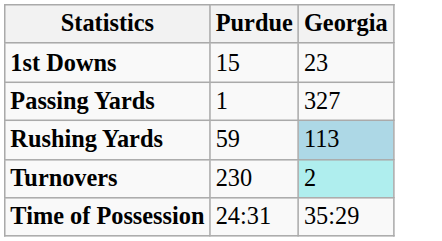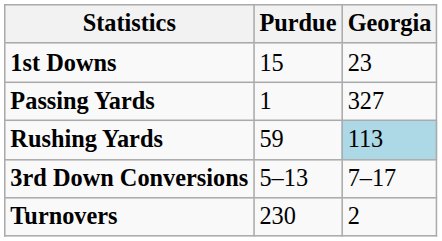+ row: (129, 178)
(310, 178) paleturquoise background -> (354, 216) no background
- row: (107, 216)
